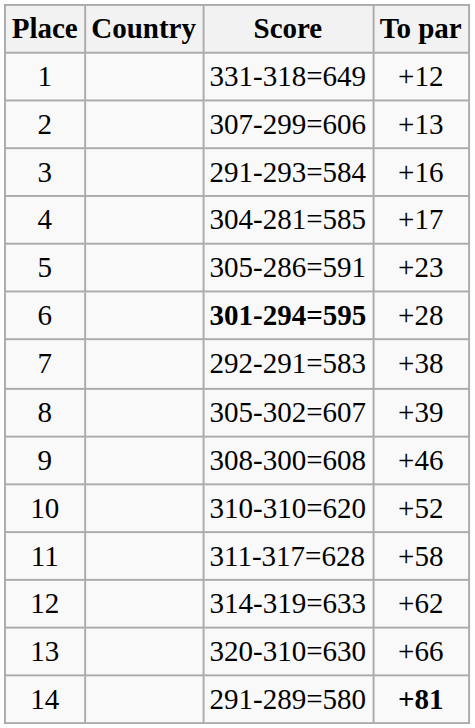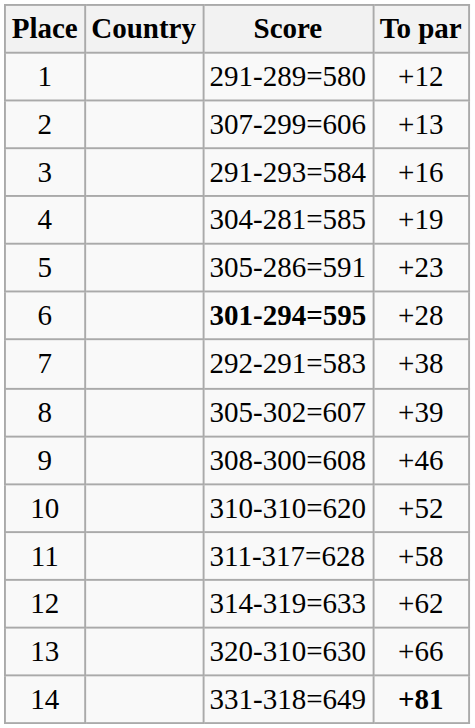(288, 76) 331-318=649 -> (288, 76) 291-289=580
(421, 220) +17 -> (421, 220) +19
(288, 698) 291-289=580 -> (288, 698) 331-318=649
